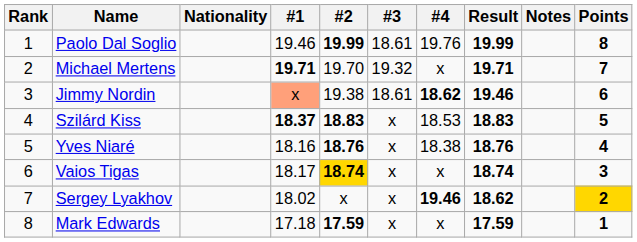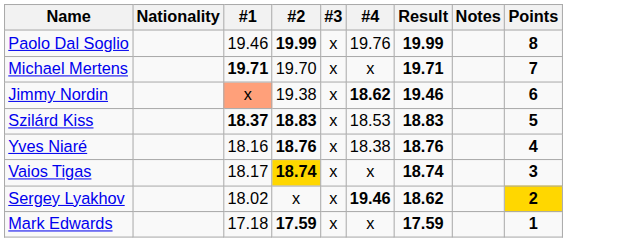- column: (28, 17)
(392, 43) 18.61 -> (333, 43) x
(392, 69) 19.32 -> (333, 69) x
(392, 95) 18.61 -> (333, 95) x
